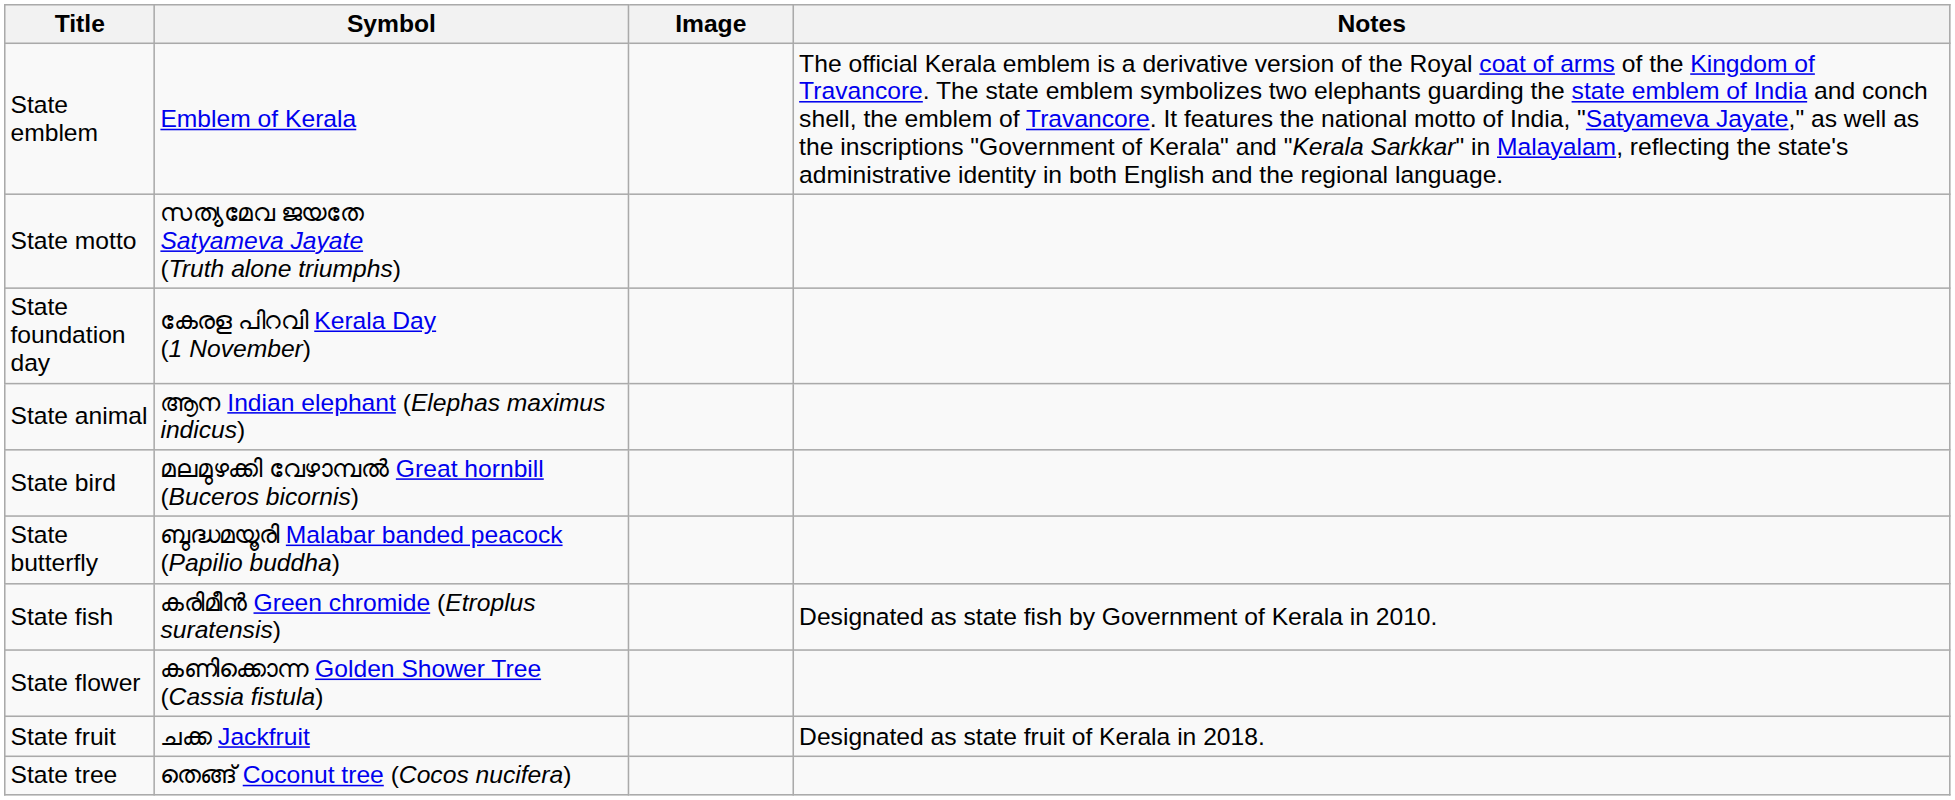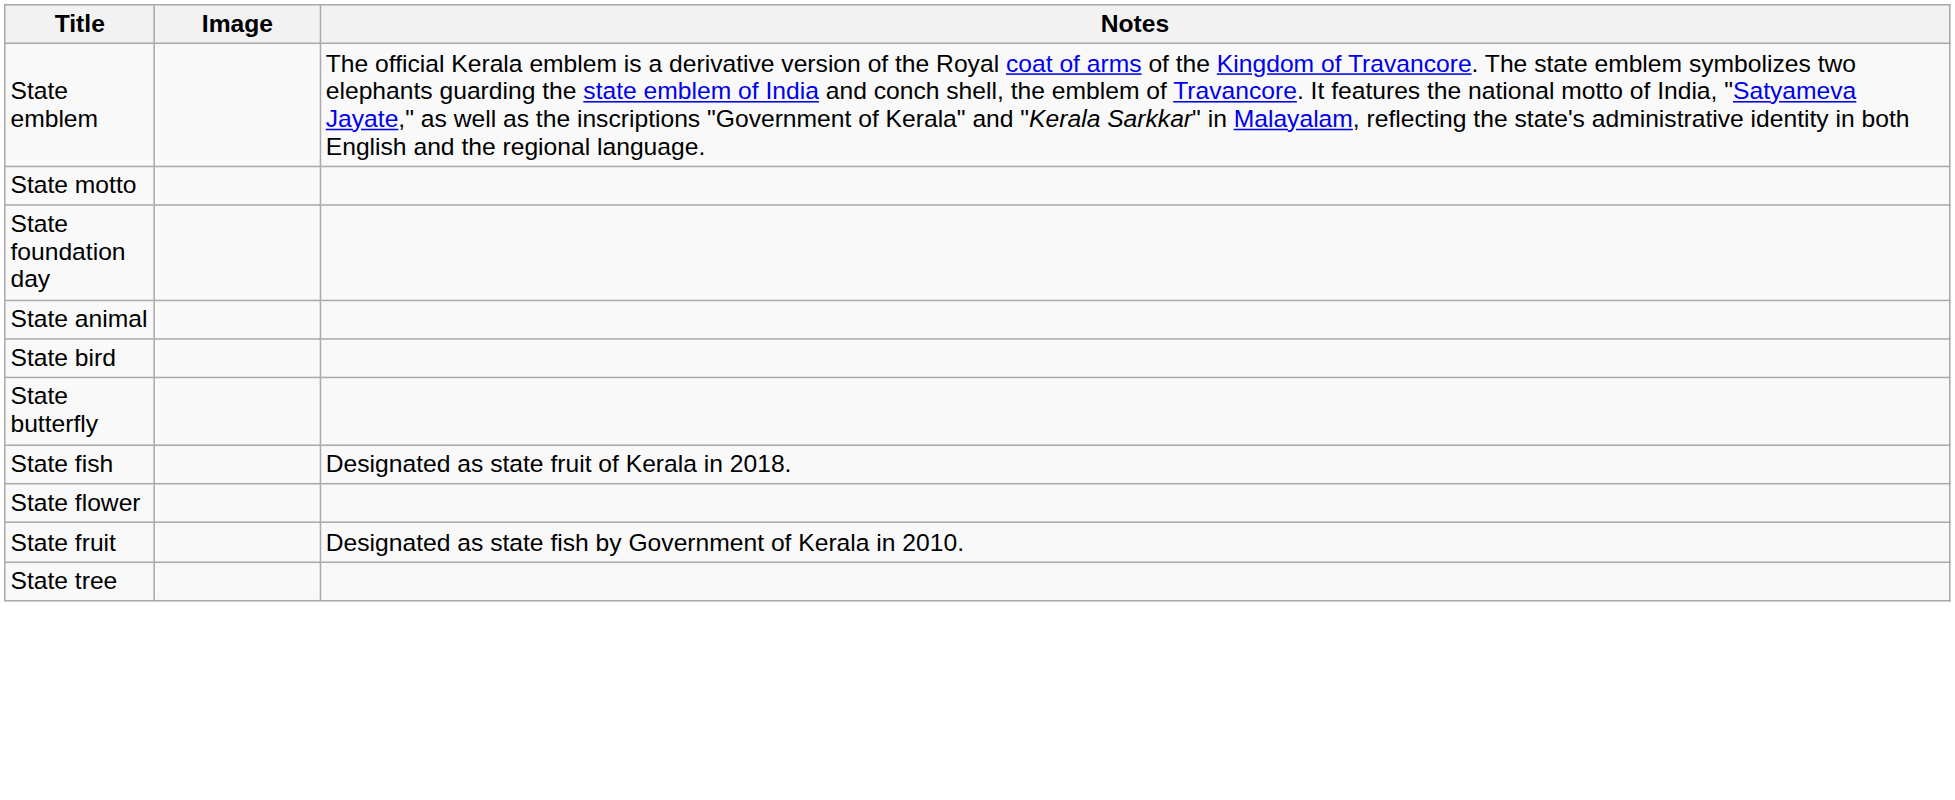- column: (391, 24)
(1118, 616) Designated as state fish by Government of Kerala in 2010. -> (559, 463) Designated as state fruit of Kerala in 2018.
(1032, 736) Designated as state fruit of Kerala in 2018. -> (645, 542) Designated as state fish by Government of Kerala in 2010.
